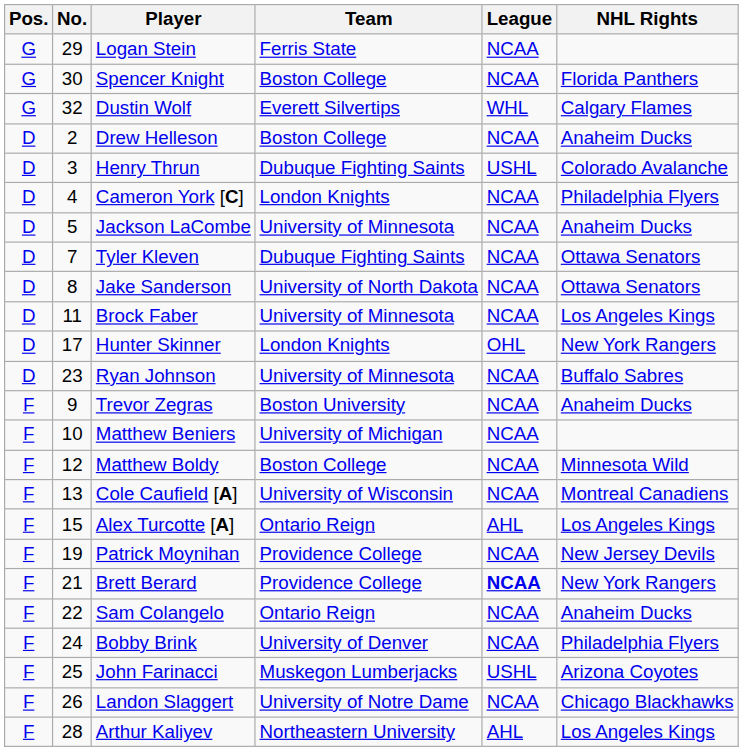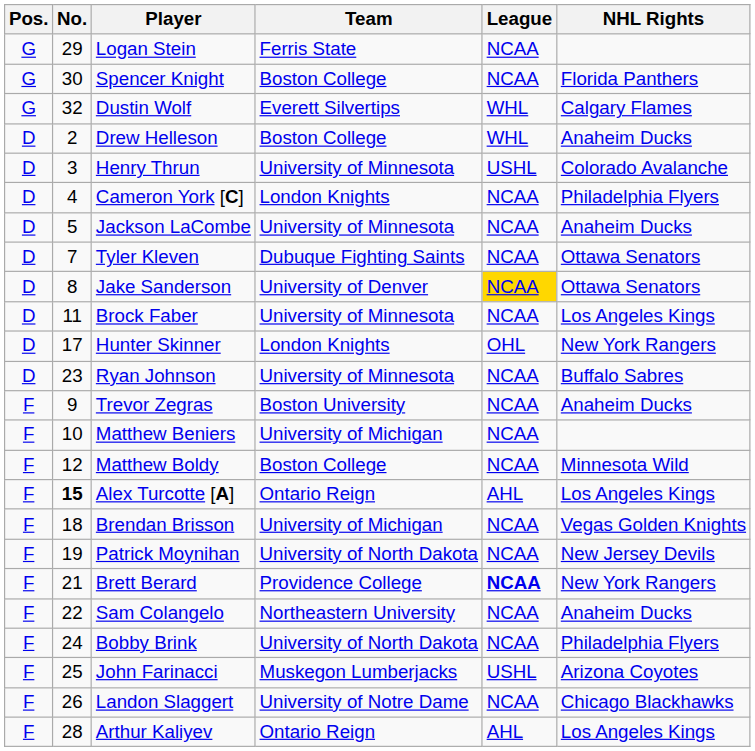(513, 138) NCAA -> (507, 138) WHL
(362, 167) Dubuque Fighting Saints -> (357, 167) University of Minnesota
(369, 286) University of North Dakota -> (344, 286) University of Denver
(513, 286) no background -> (513, 286) gold background
- row: (167, 494)
(72, 524) normal -> (72, 494) bold
+ row: (165, 524)
(341, 553) Providence College -> (369, 553) University of North Dakota
(317, 613) Ontario Reign -> (357, 613) Northeastern University
(344, 642) University of Denver -> (369, 642) University of North Dakota
(357, 731) Northeastern University -> (317, 731) Ontario Reign
